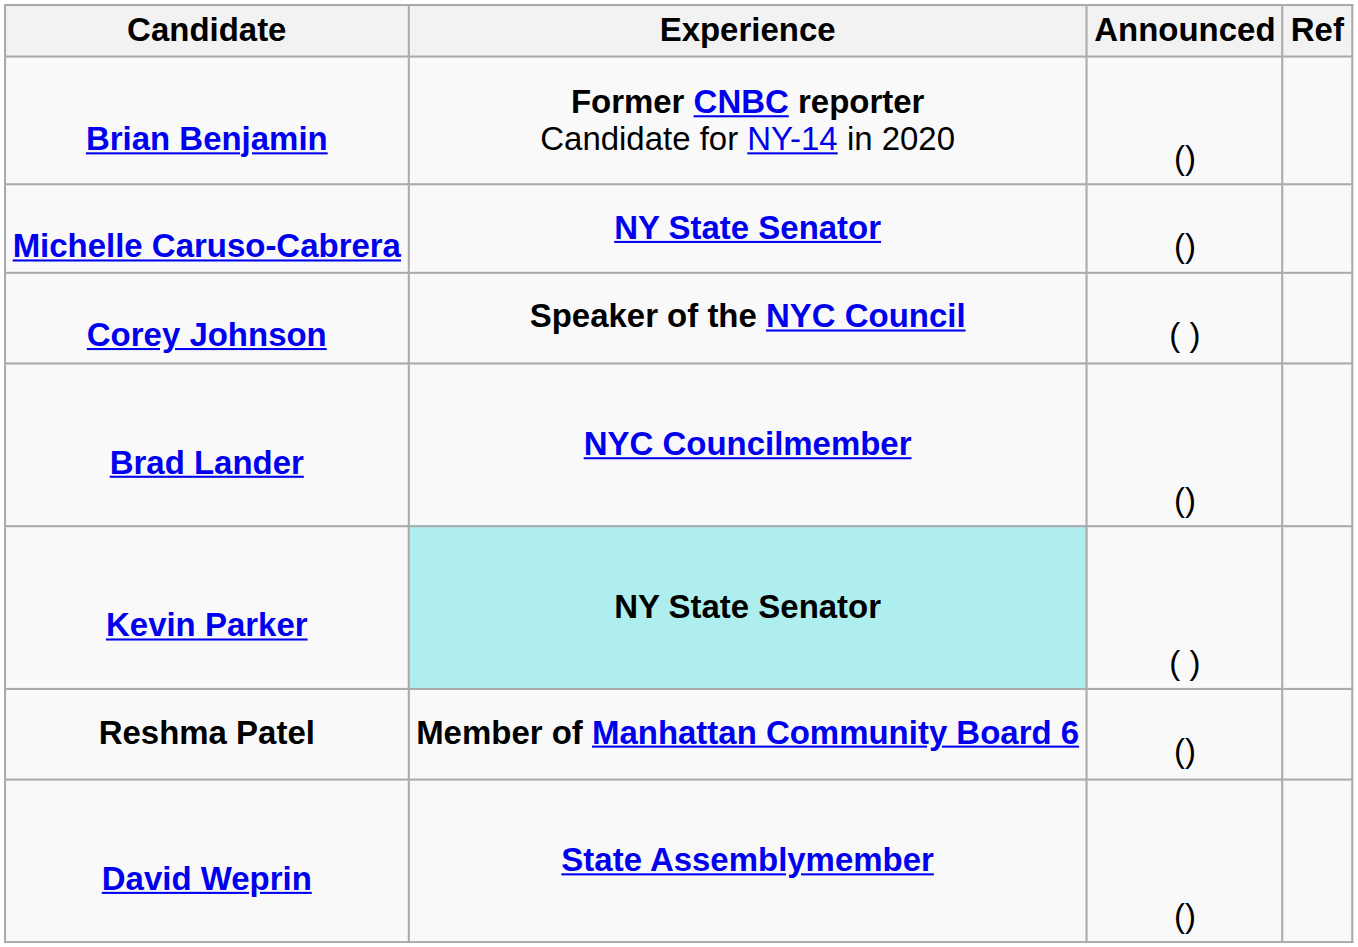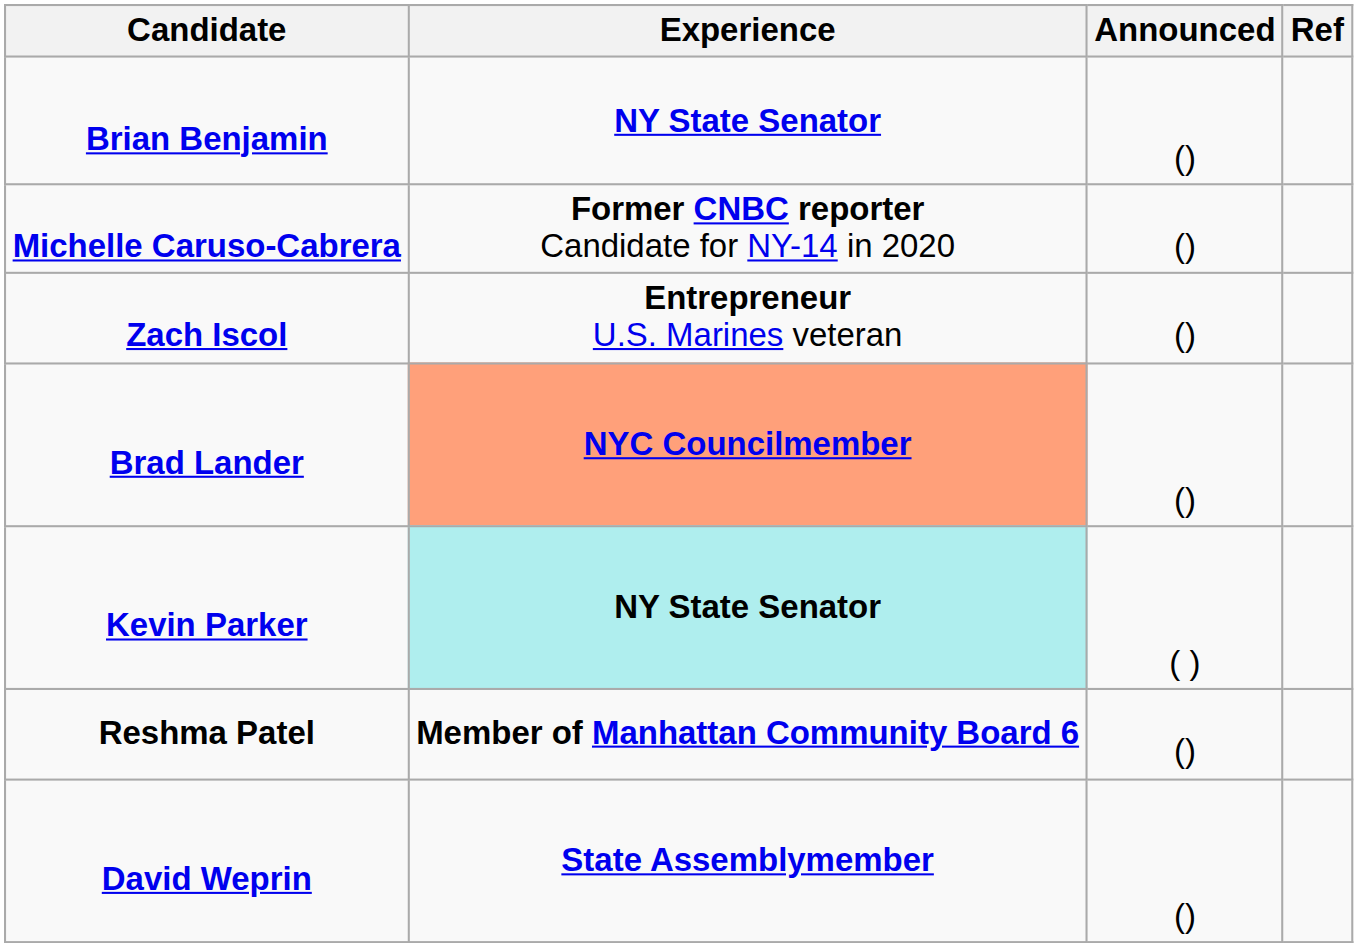(748, 119) Former CNBC reporter Candidate for NY-14 in 2020 -> (748, 119) NY State Senator
(748, 227) NY State Senator -> (748, 227) Former CNBC reporter Candidate for NY-14 in 2020
+ row: (207, 335)
- row: (207, 335)
(748, 443) no background -> (748, 443) lightsalmon background
